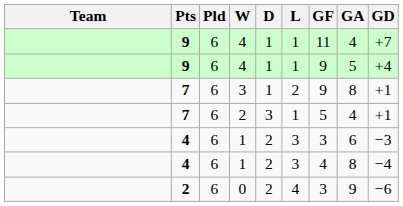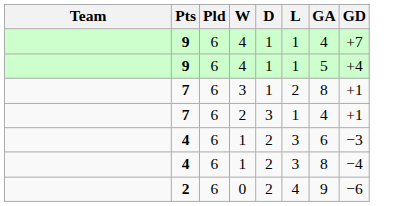- column: (323, 16)
